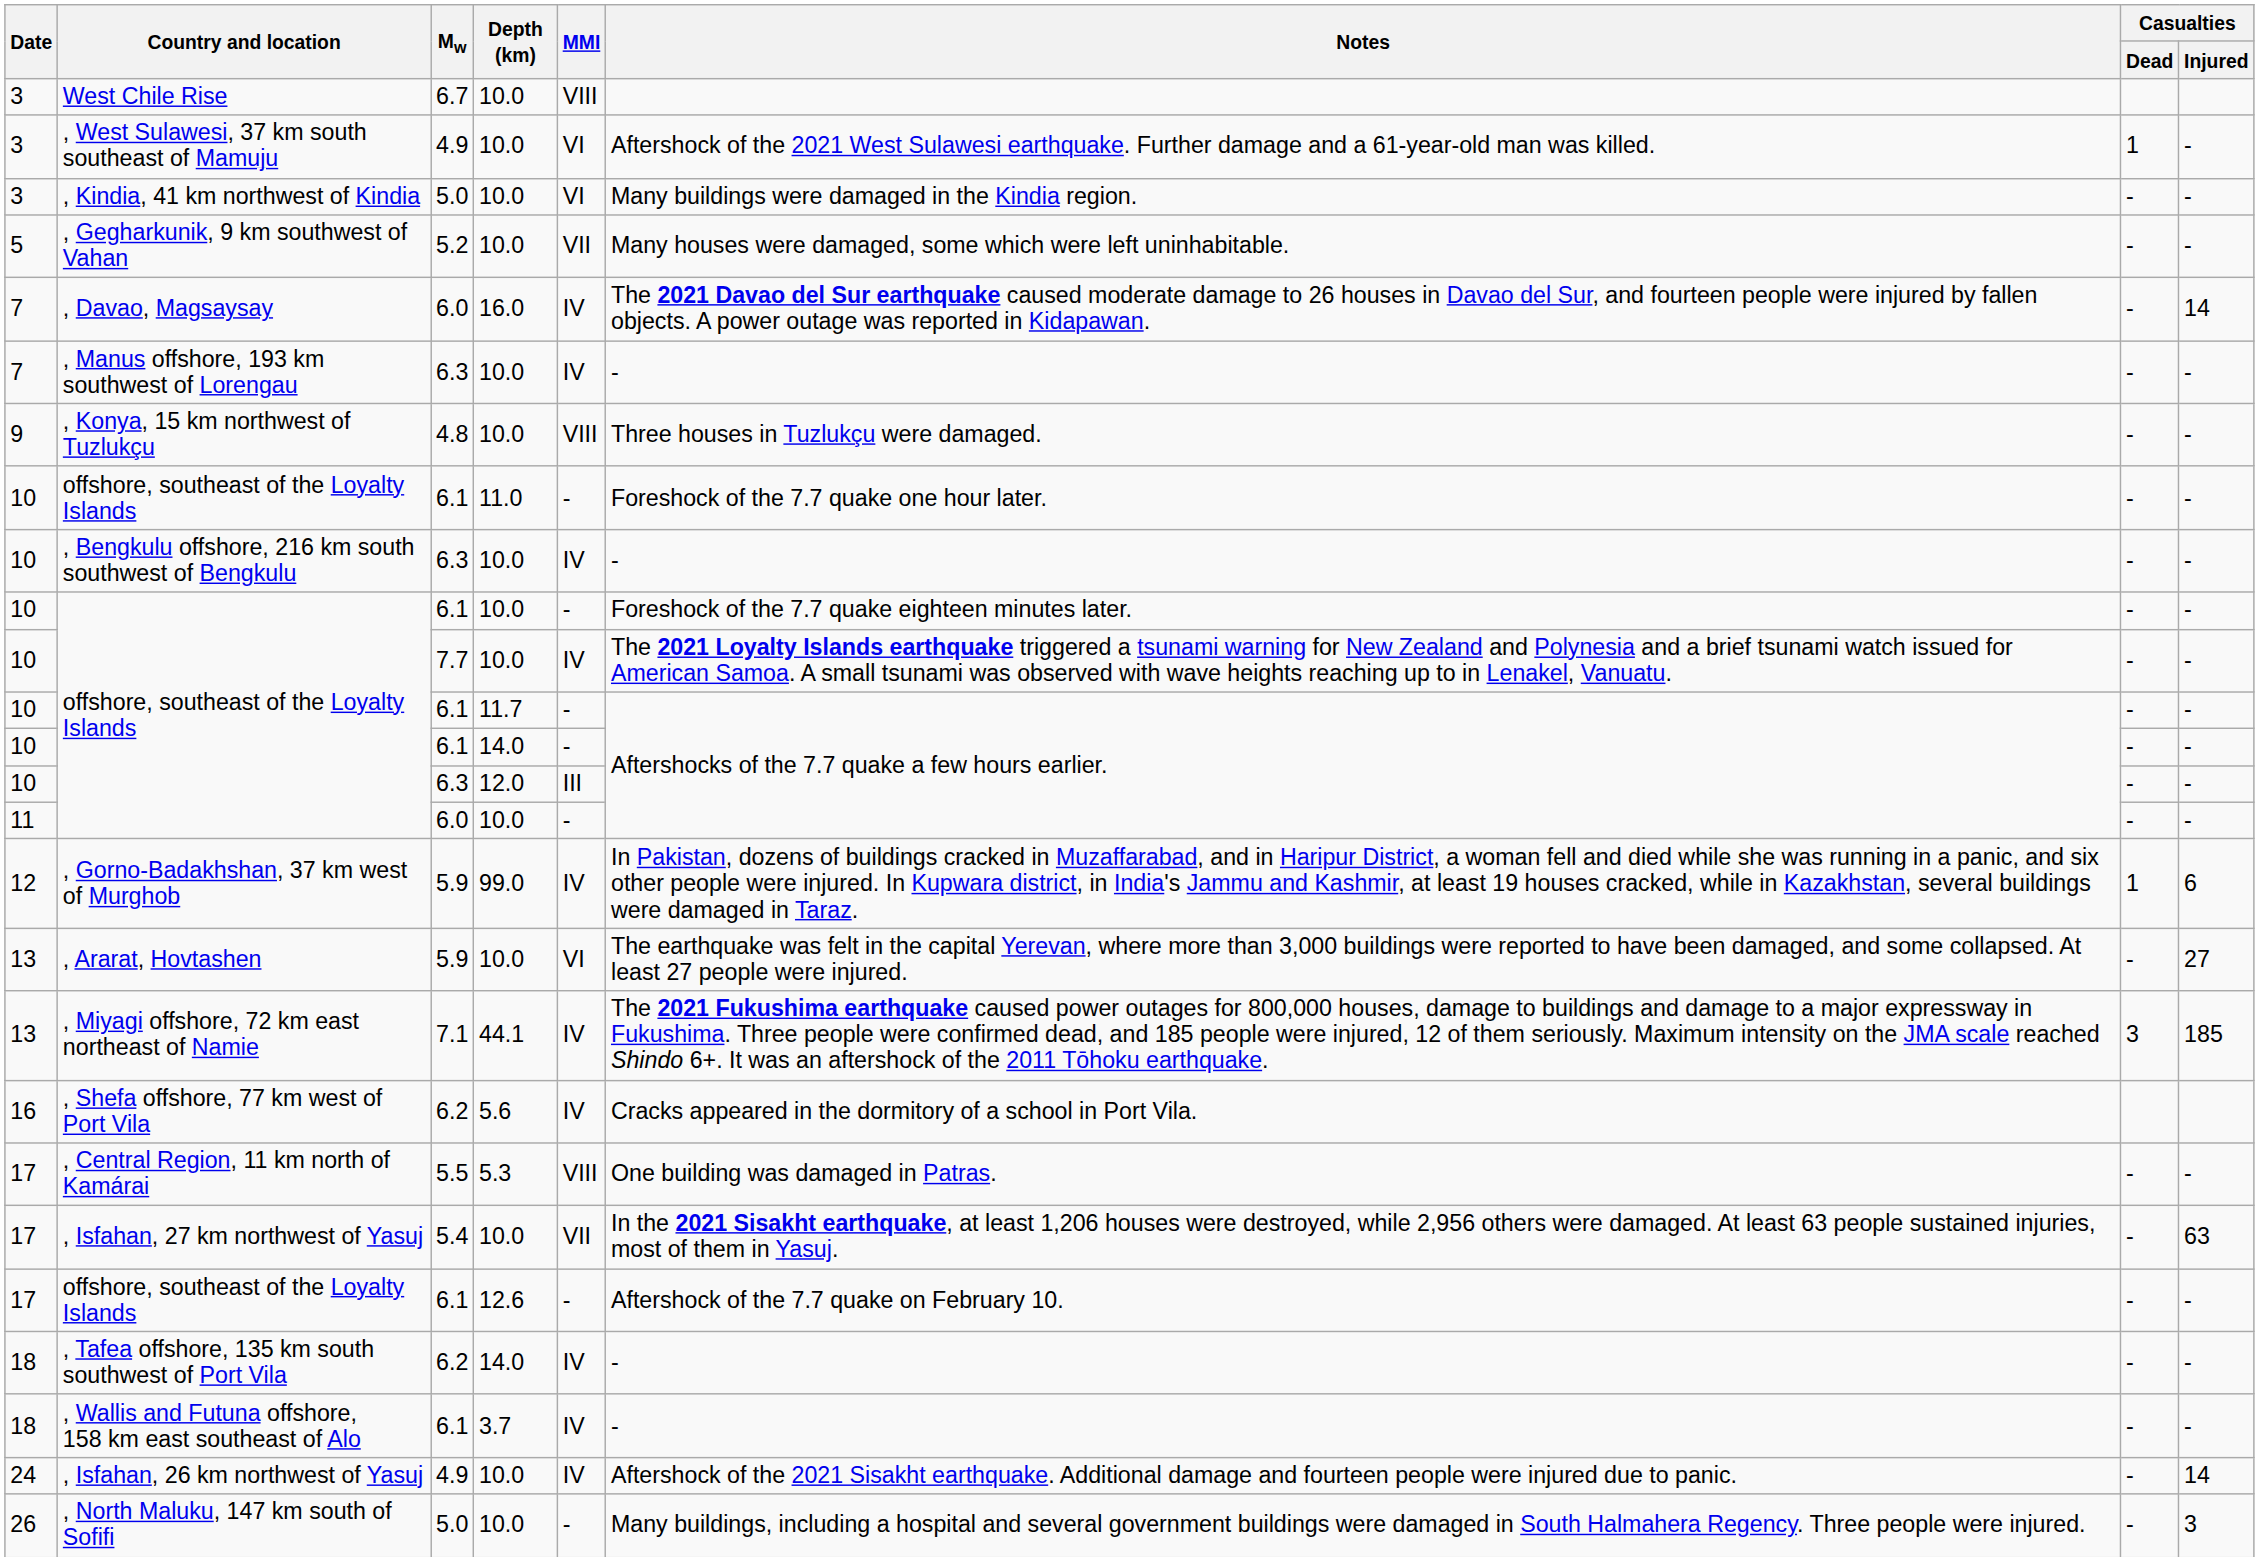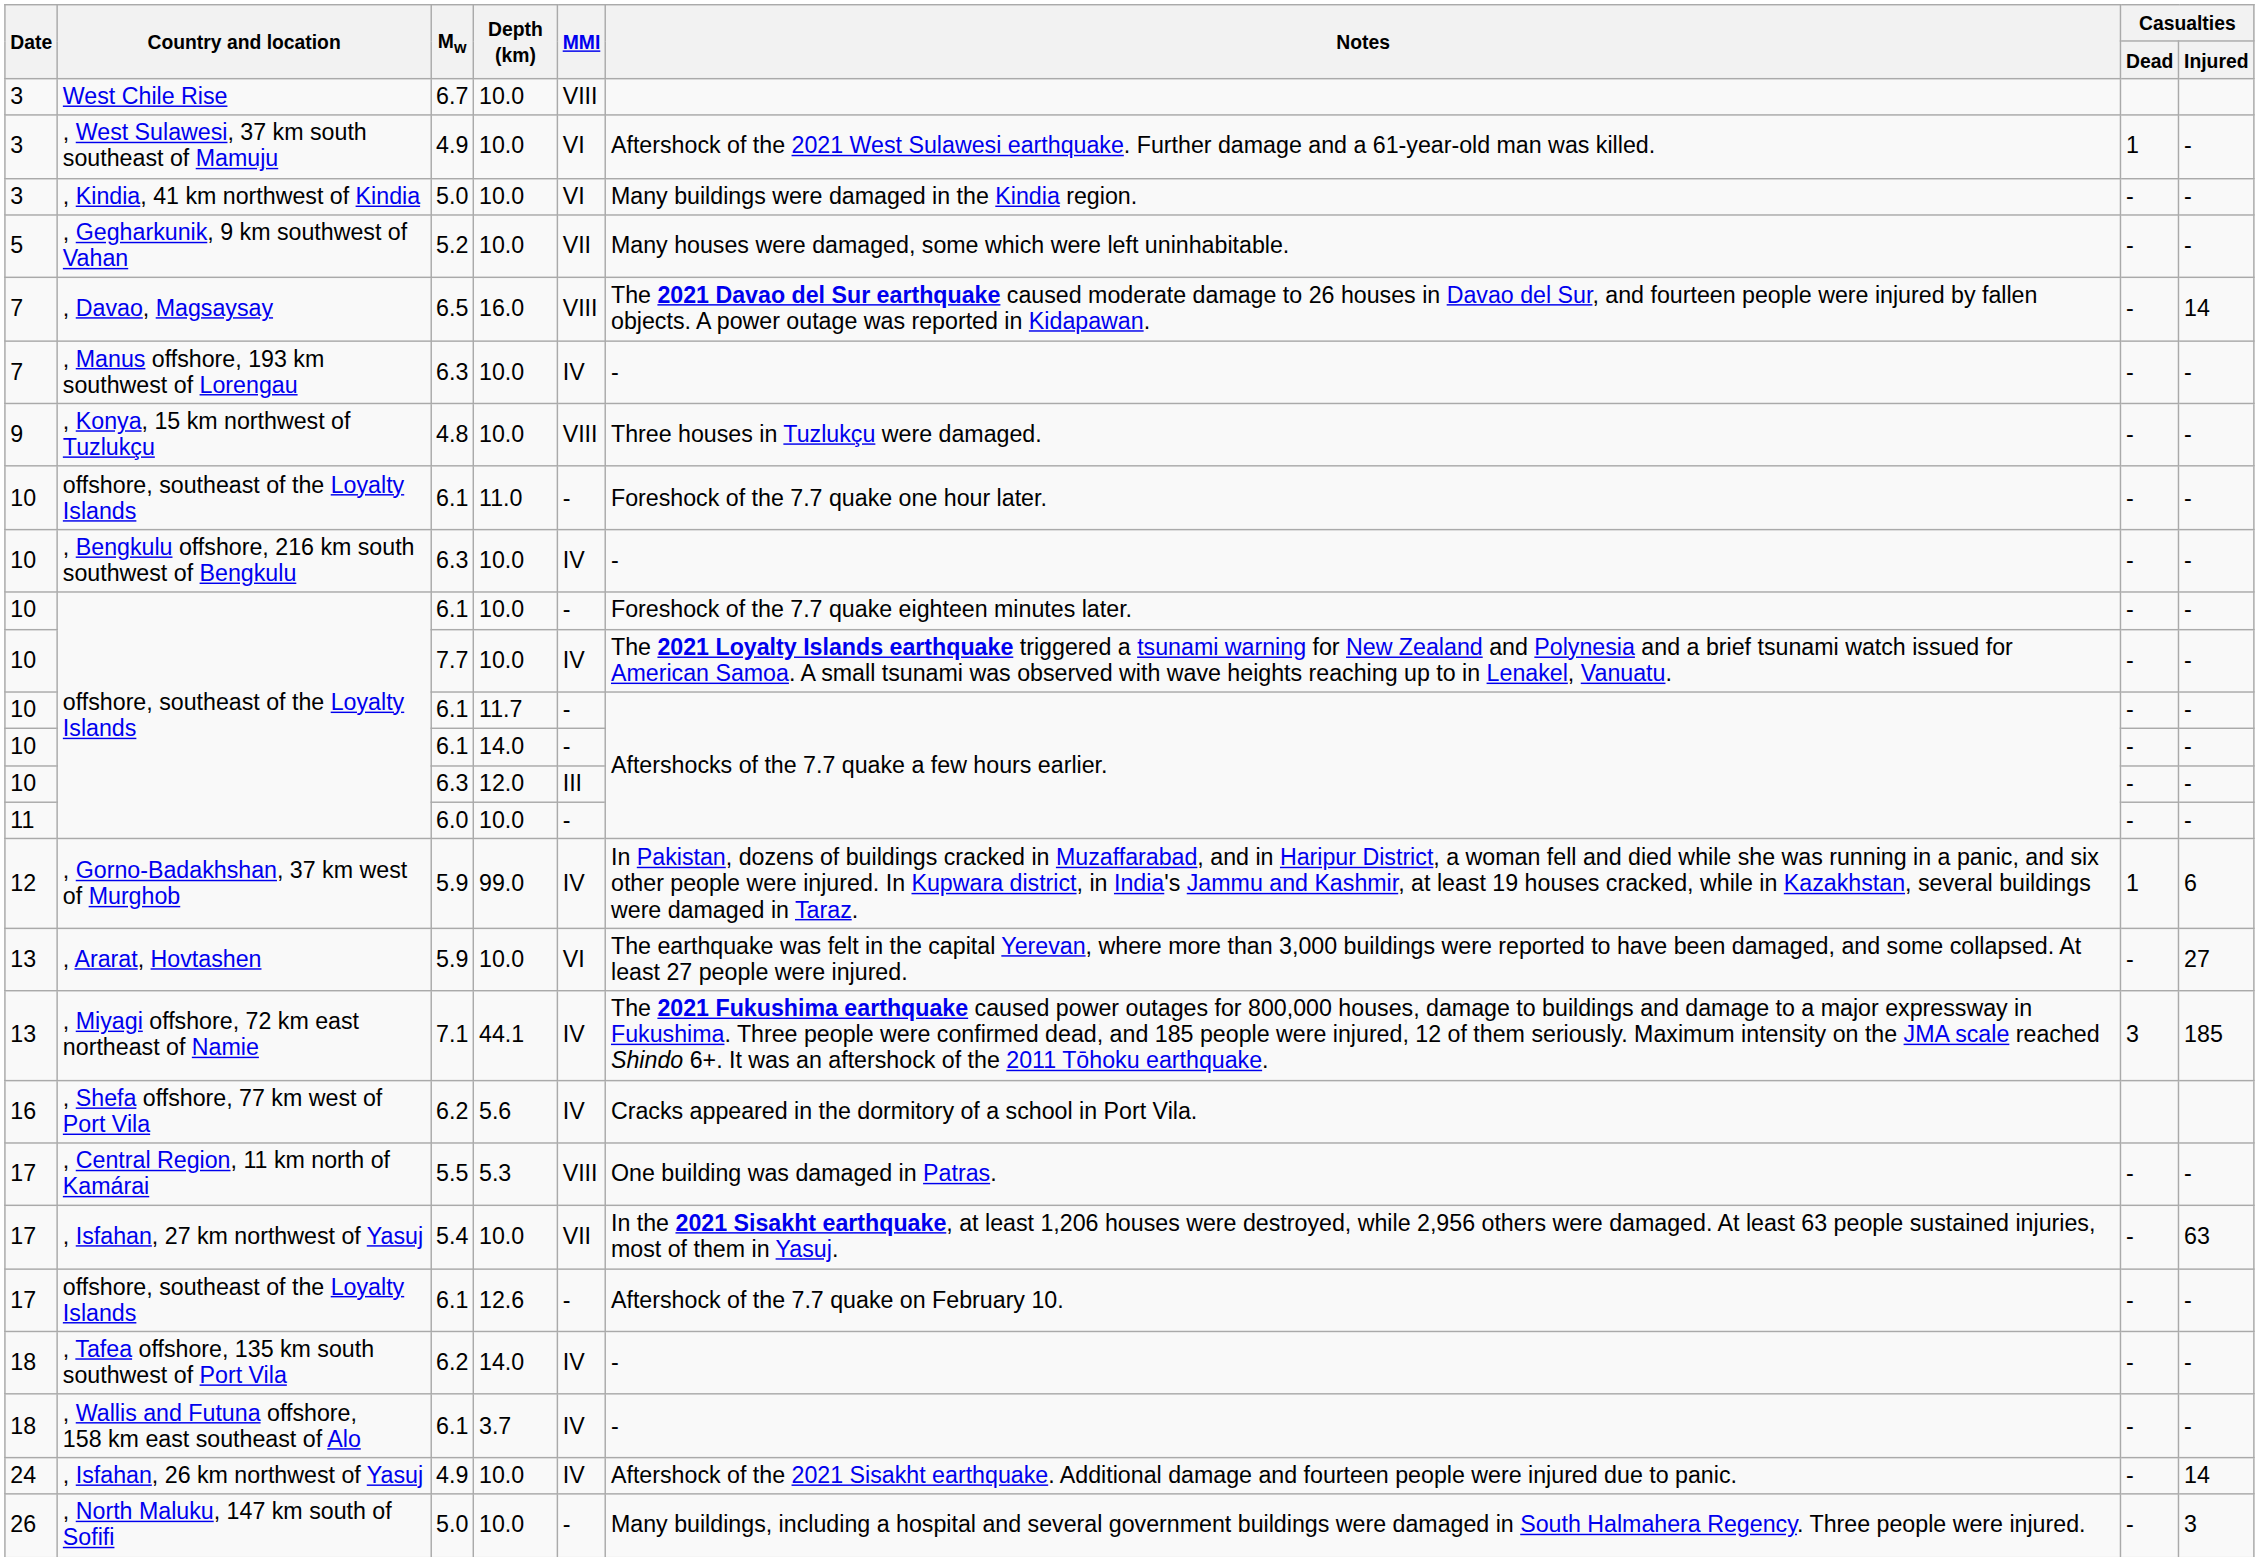(452, 308) 6.0 -> (452, 308) 6.5
(574, 308) IV -> (580, 308) VIII
